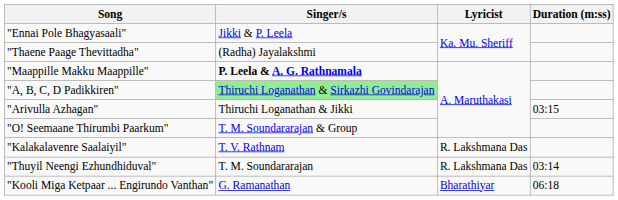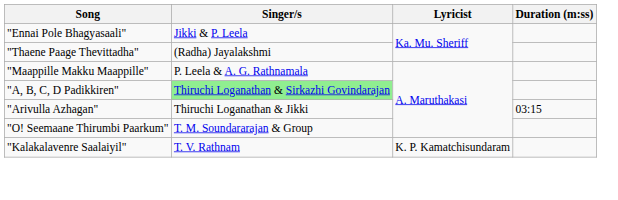(290, 71) bold -> (241, 71) normal
(484, 147) R. Lakshmana Das -> (453, 147) K. P. Kamatchisundaram
- row: (82, 166)
- row: (110, 185)
